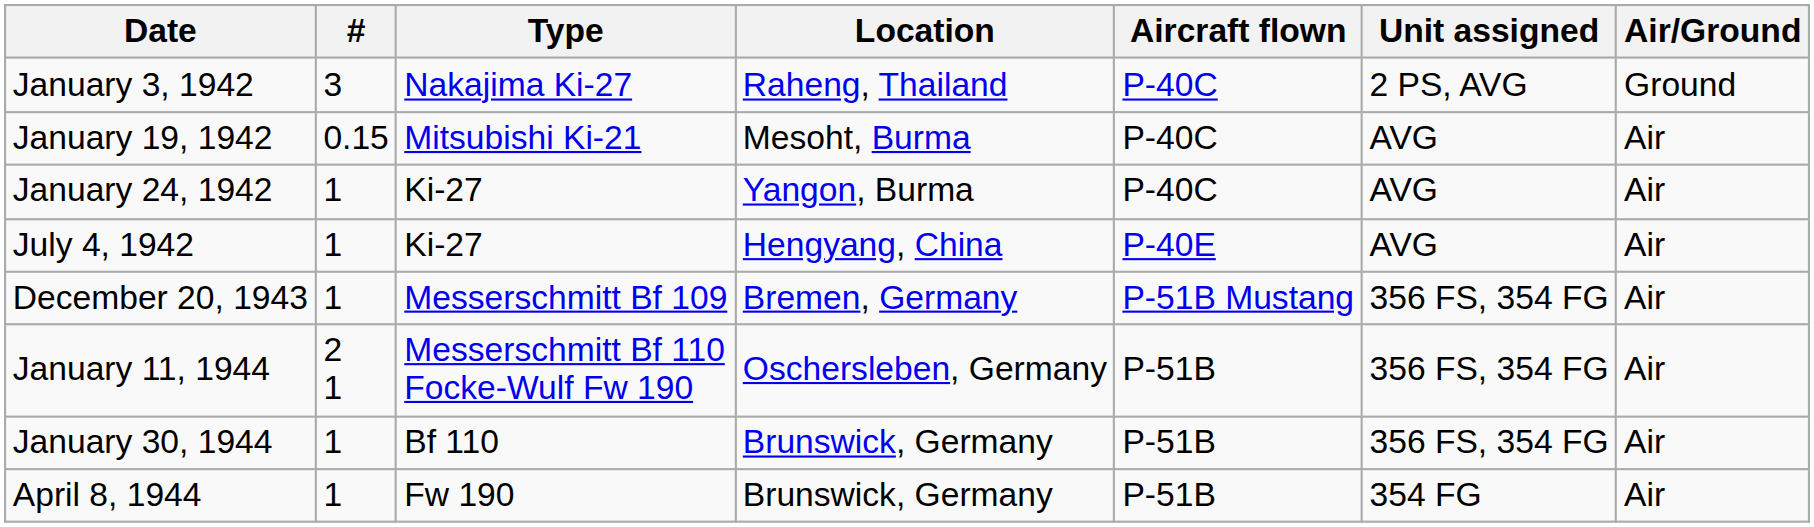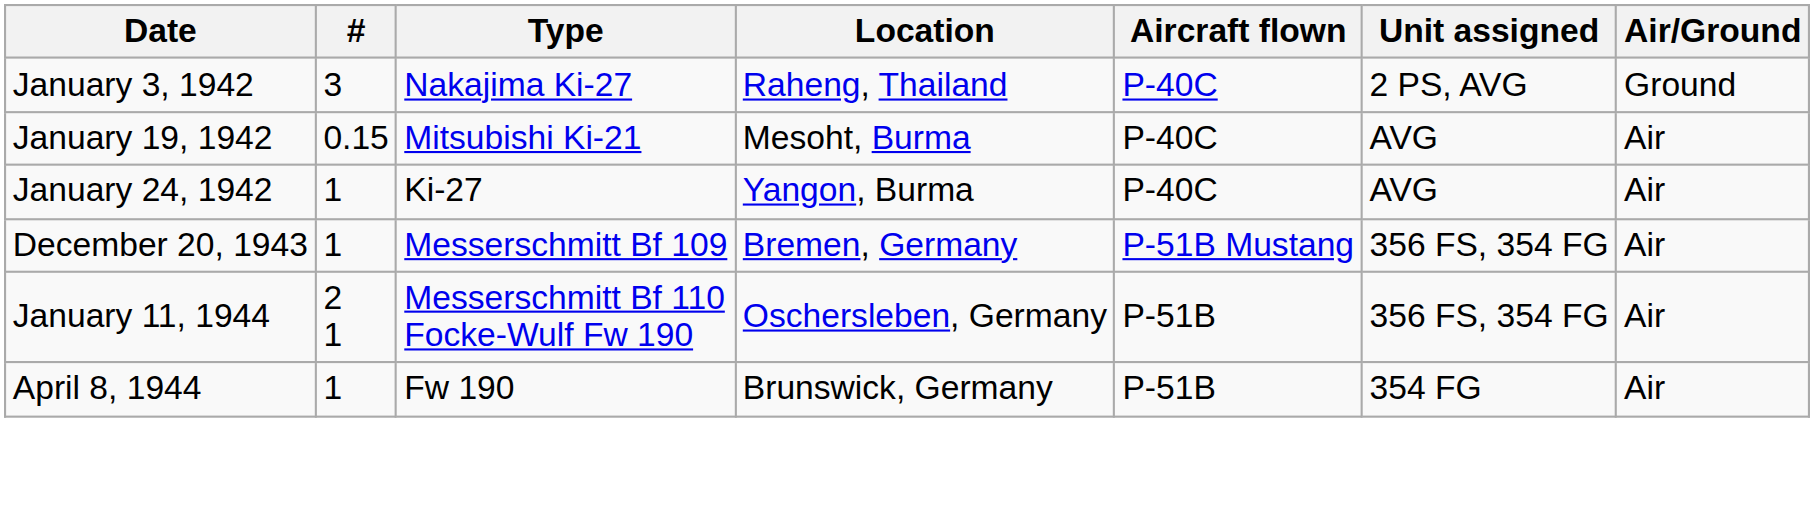- row: (103, 244)
- row: (143, 441)
